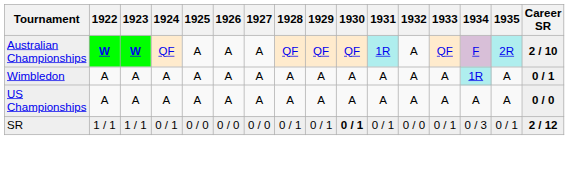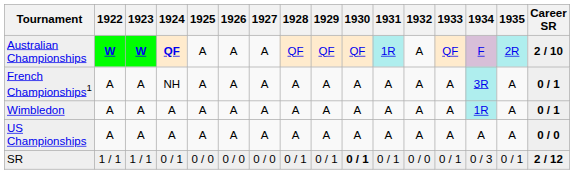(166, 51) normal -> (172, 51) bold
+ row: (49, 84)
